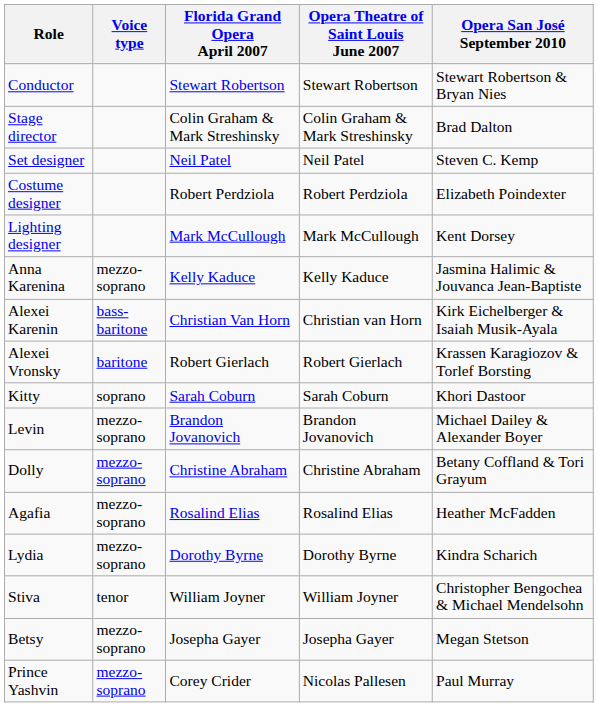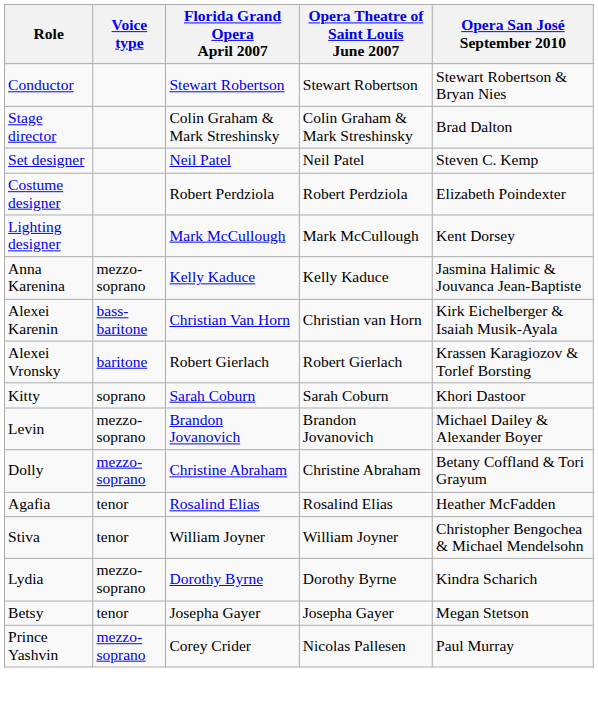(121, 512) mezzo-soprano -> (112, 504) tenor
rows swapped: (26, 555) <-> (24, 597)
(121, 639) mezzo-soprano -> (112, 612) tenor
